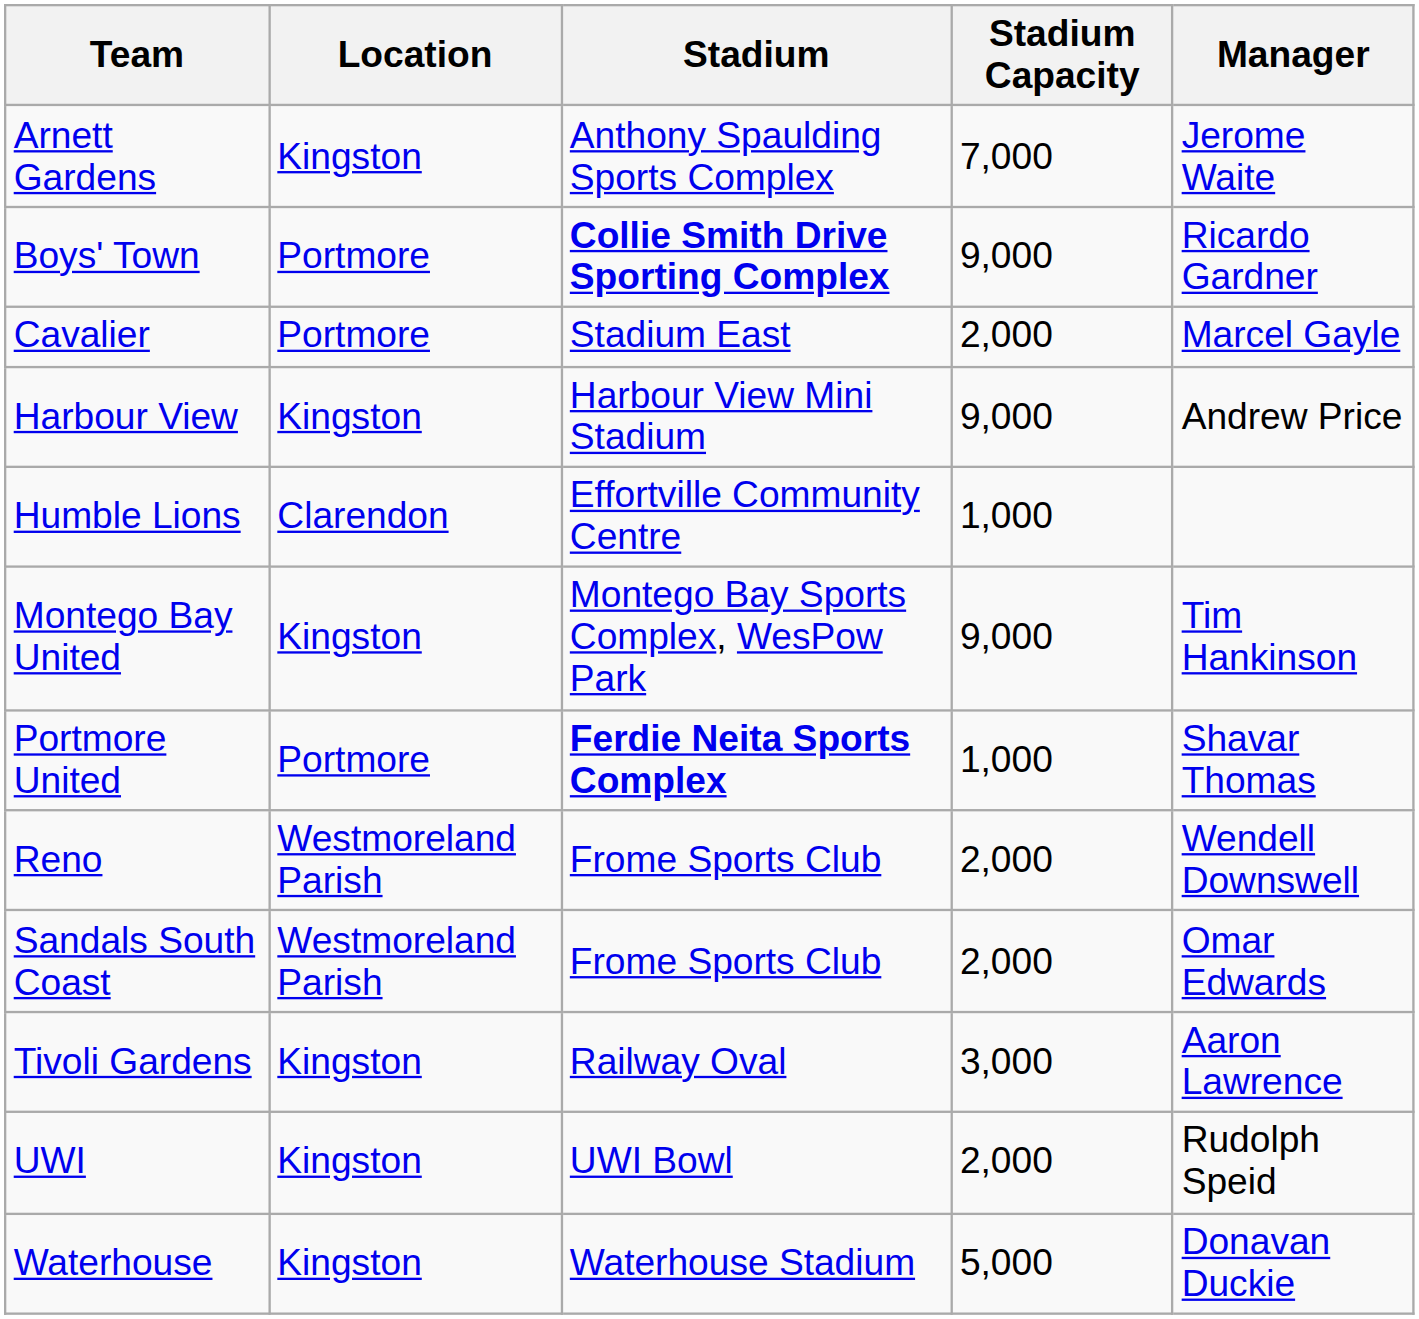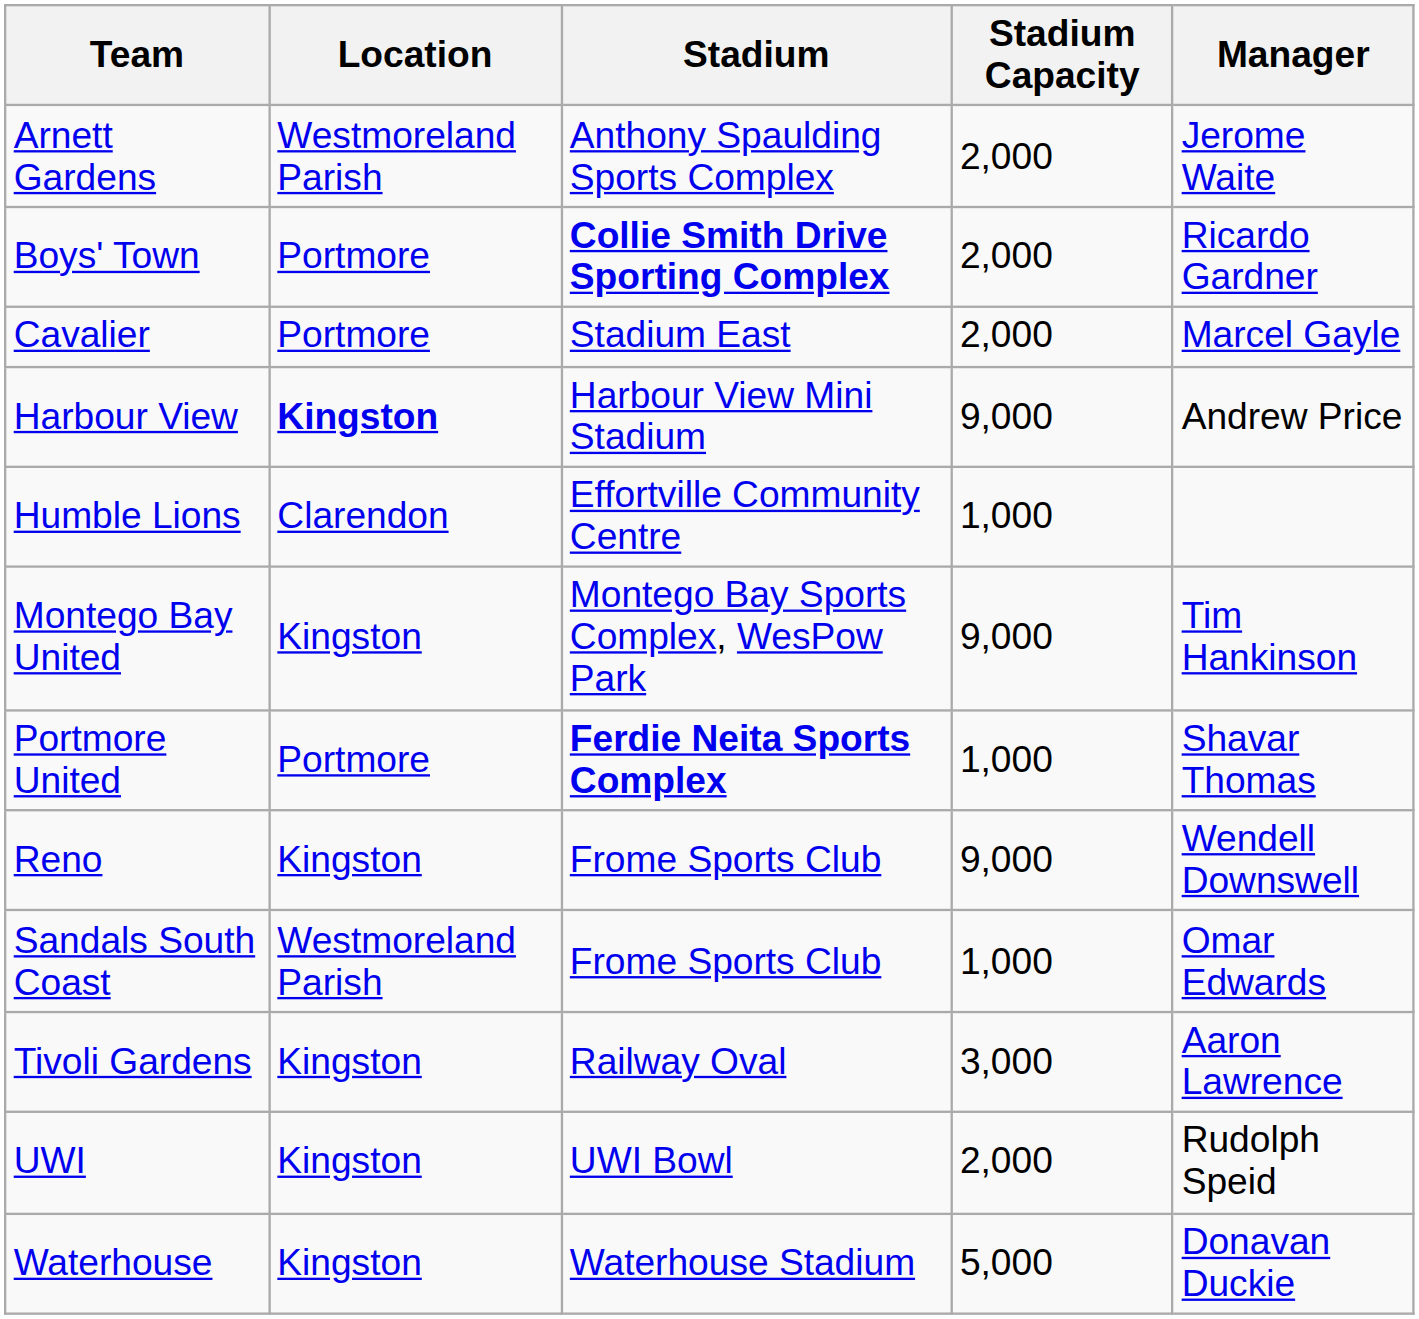(350, 155) Kingston -> (397, 155) Westmoreland Parish
(1006, 155) 7,000 -> (1006, 155) 2,000
(1006, 256) 9,000 -> (1006, 256) 2,000
(350, 415) normal -> (358, 415) bold
(397, 859) Westmoreland Parish -> (350, 859) Kingston
(1006, 859) 2,000 -> (1006, 859) 9,000
(1006, 960) 2,000 -> (1006, 960) 1,000
